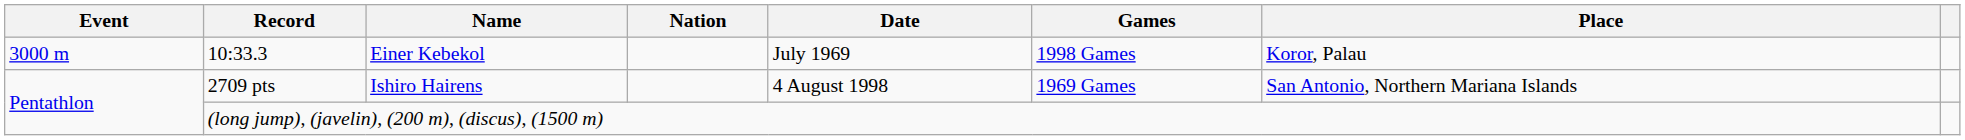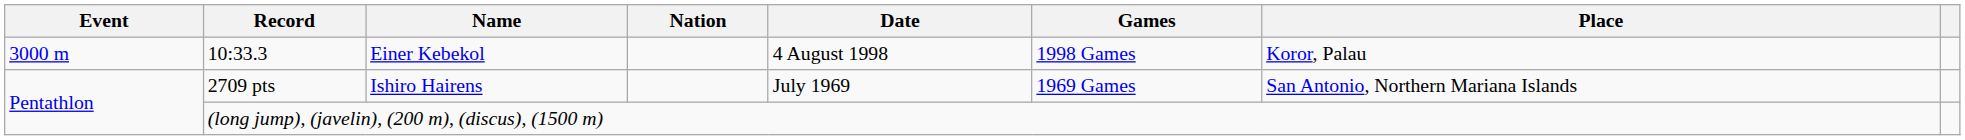(812, 53) July 1969 -> (830, 53) 4 August 1998
(830, 86) 4 August 1998 -> (812, 86) July 1969
